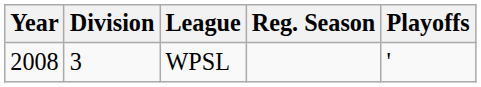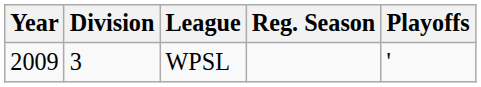(34, 61) 2008 -> (34, 61) 2009
